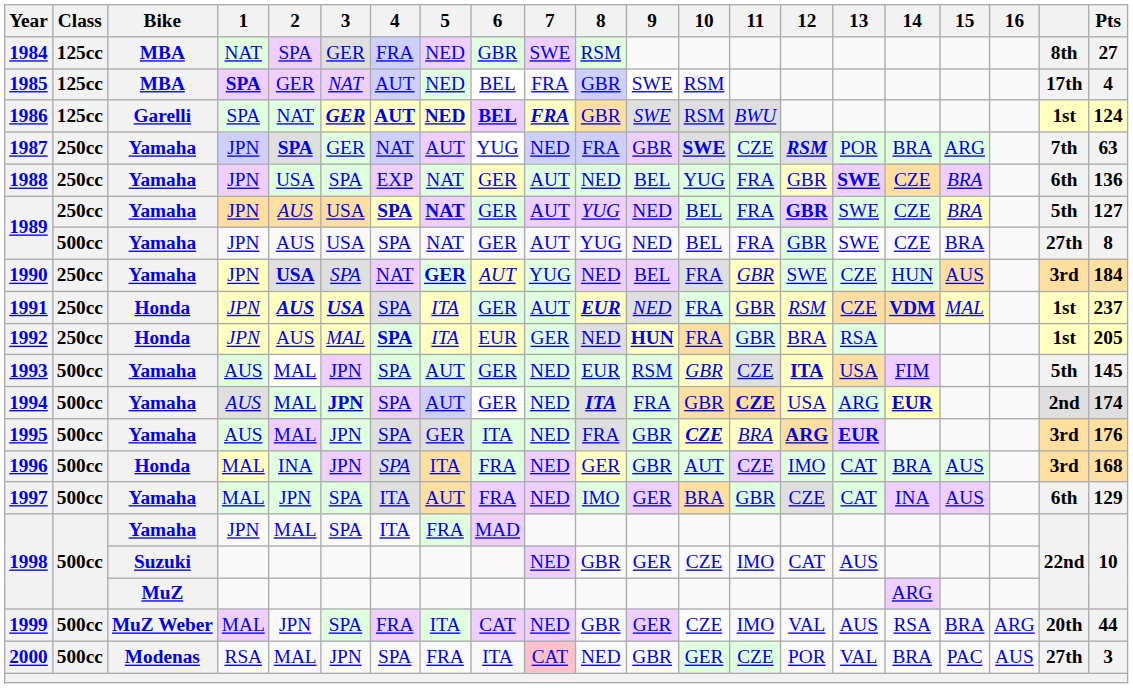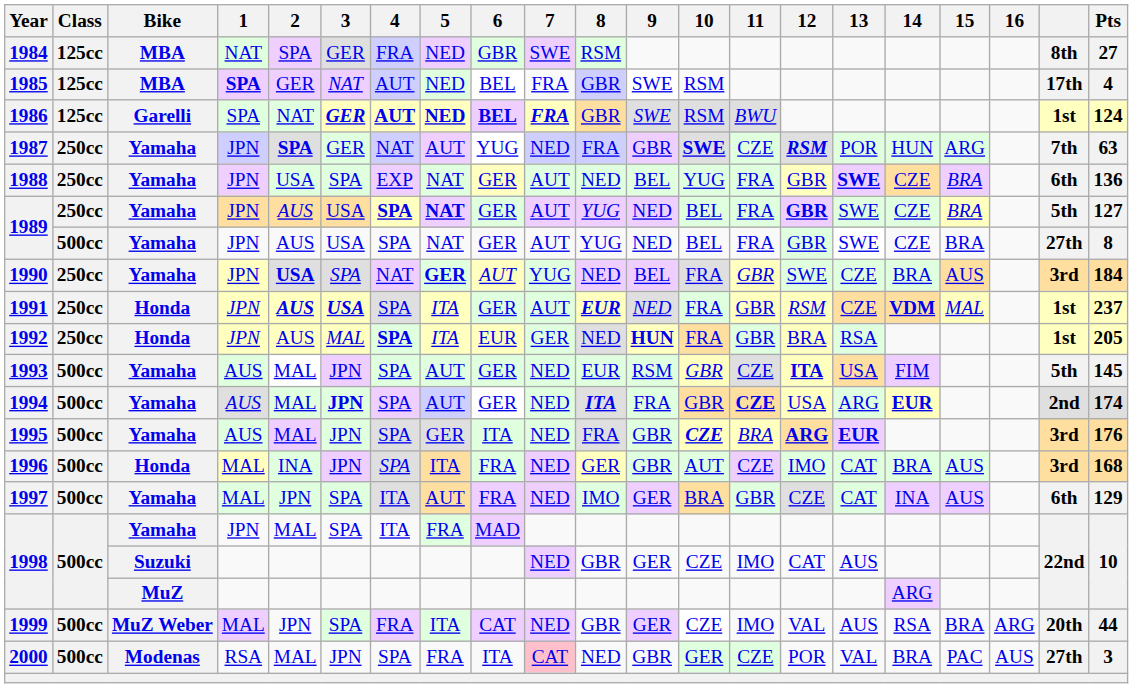(912, 148) BRA -> (912, 148) HUN
(912, 275) HUN -> (912, 275) BRA
